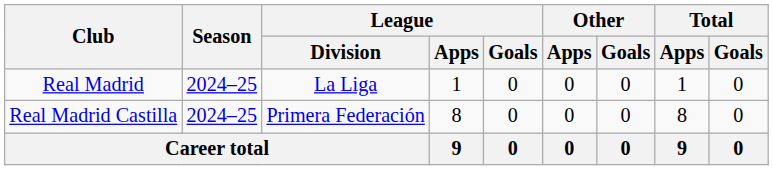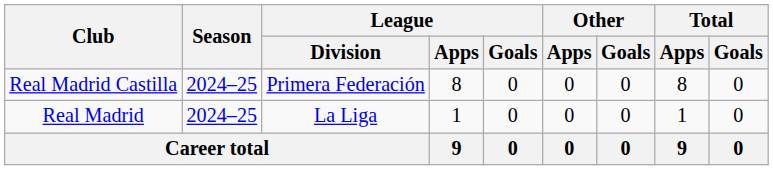rows swapped: (93, 116) <-> (93, 84)
